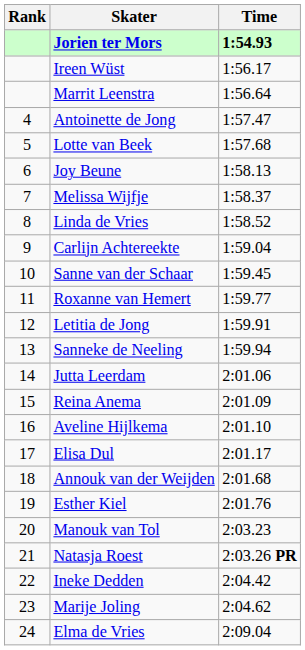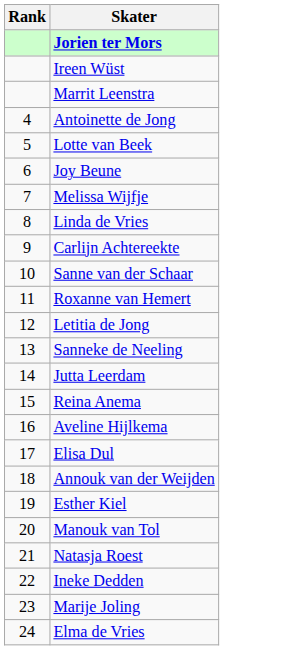- column: (259, 17)
